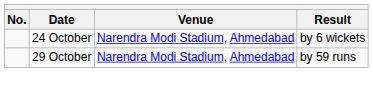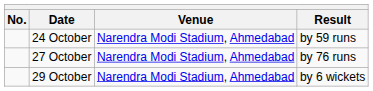(333, 38) by 6 wickets -> (328, 38) by 59 runs
+ row: (62, 57)
(328, 57) by 59 runs -> (333, 76) by 6 wickets
